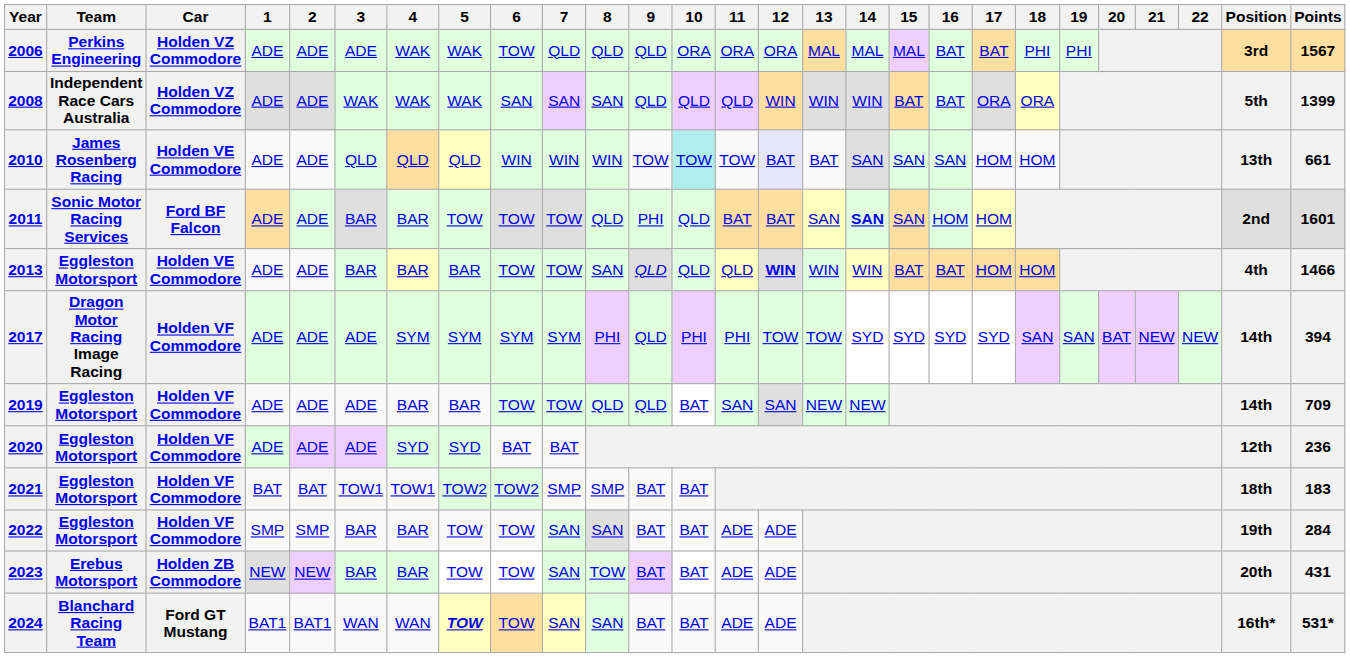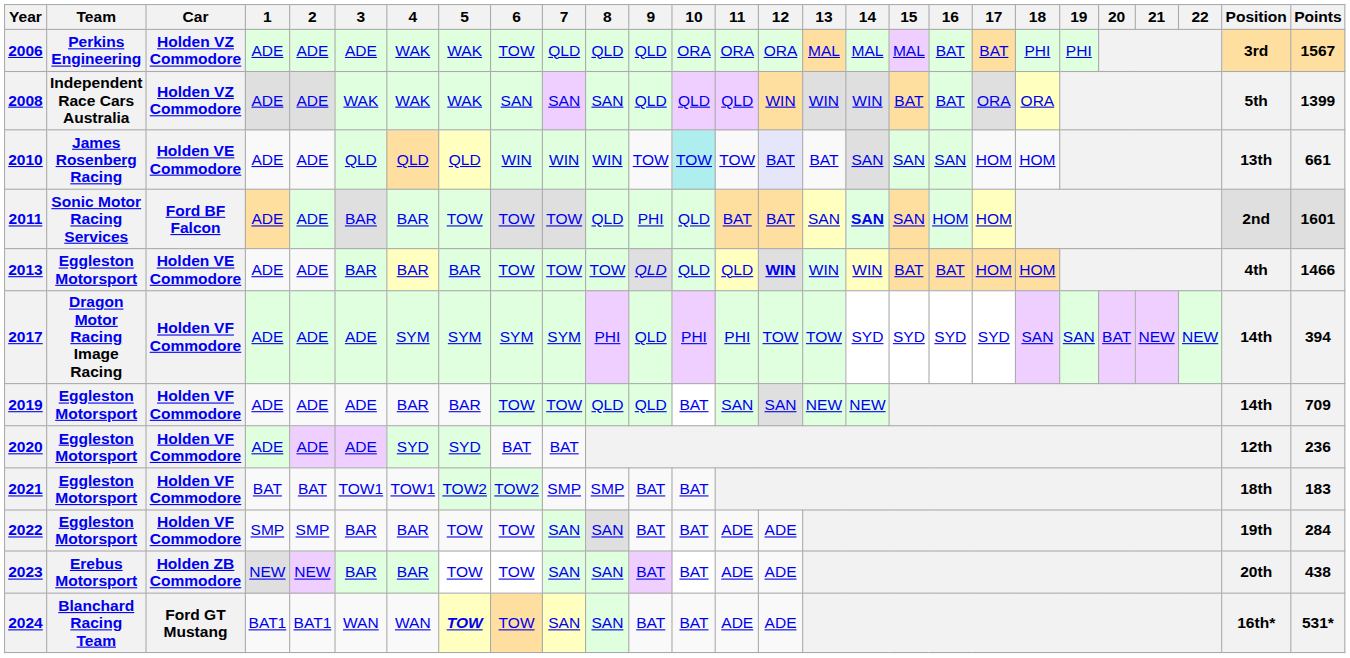(607, 270) SAN -> (607, 270) TOW
(607, 573) TOW -> (607, 573) SAN
(1318, 573) 431 -> (1318, 573) 438
